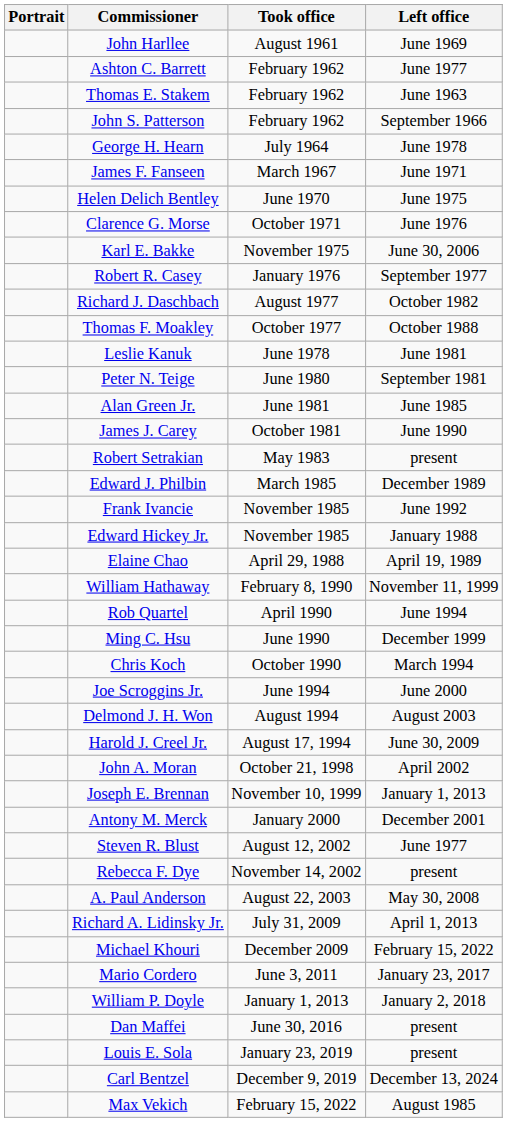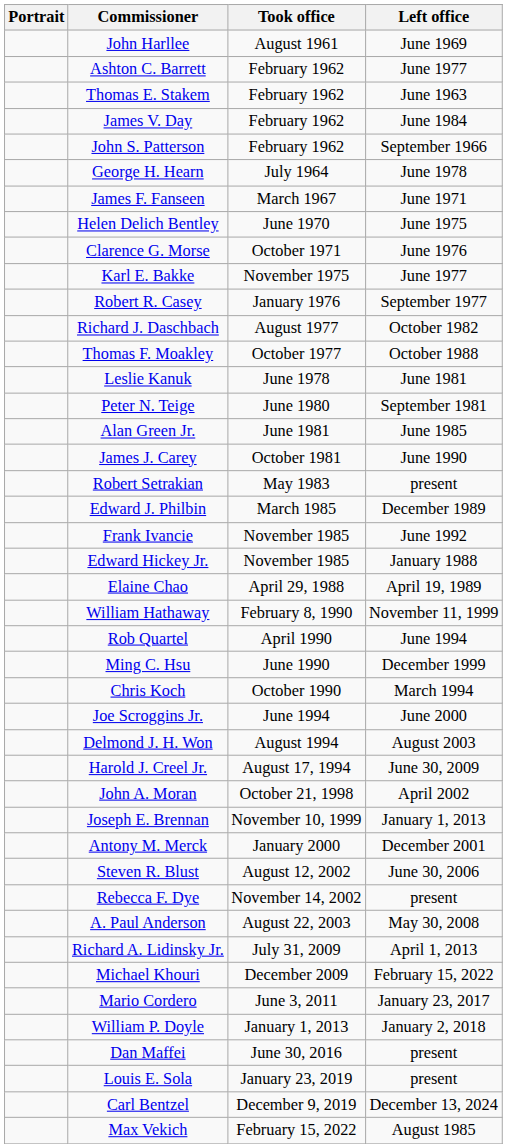+ row: (148, 120)
(434, 250) June 30, 2006 -> (434, 276) June 1977
(434, 845) June 1977 -> (434, 871) June 30, 2006
